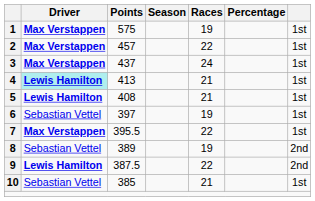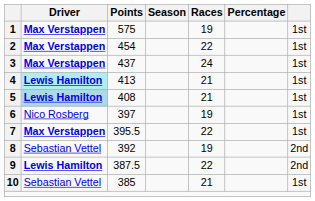(127, 47) 457 -> (127, 47) 454
(63, 98) no background -> (63, 98) lightblue background
(62, 115) Sebastian Vettel -> (56, 115) Nico Rosberg
(127, 149) 389 -> (127, 149) 392
